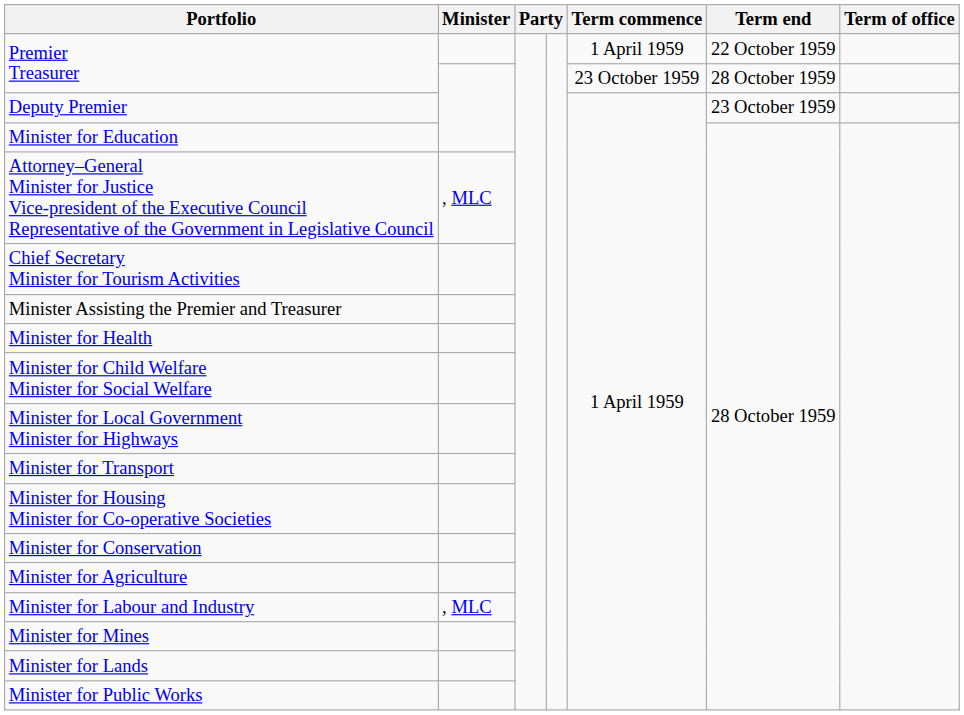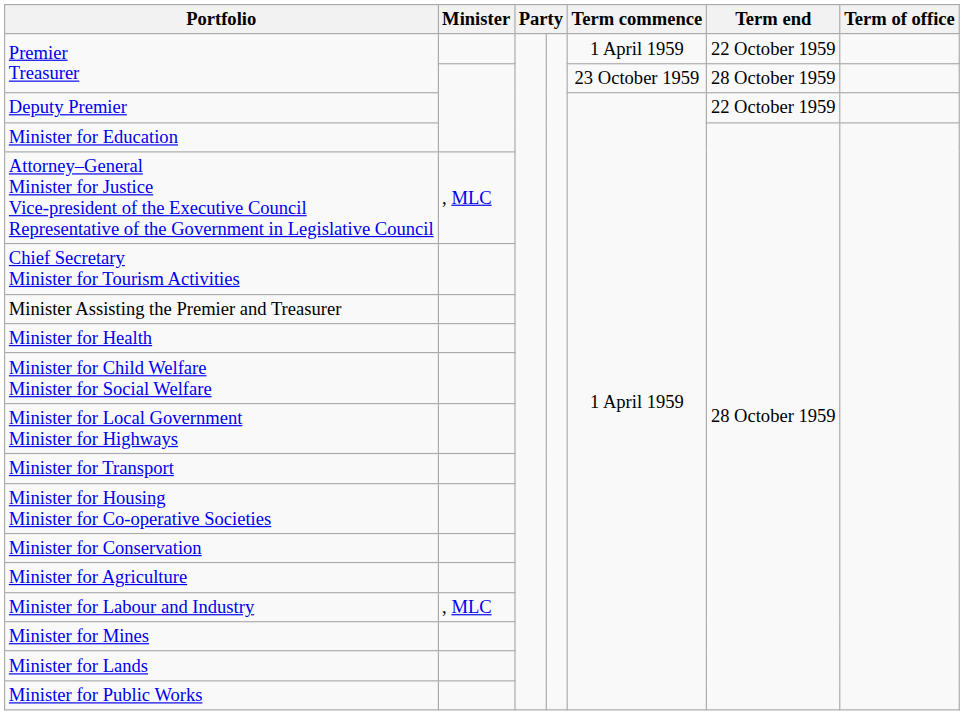(773, 107) 23 October 1959 -> (773, 107) 22 October 1959
